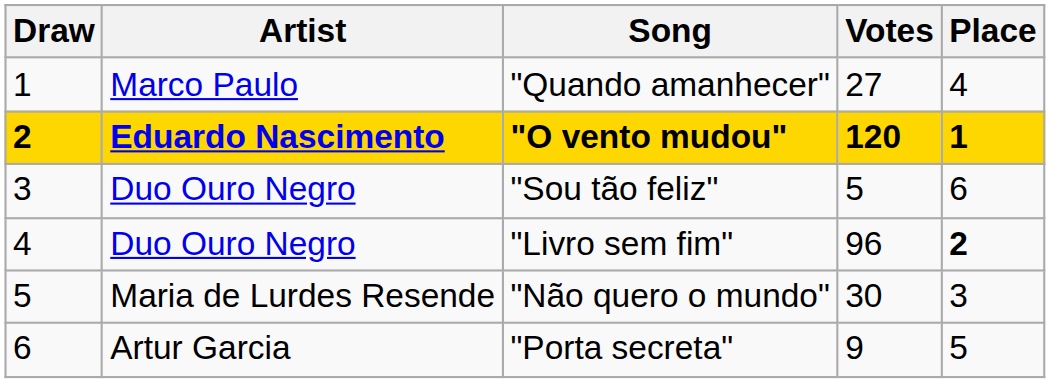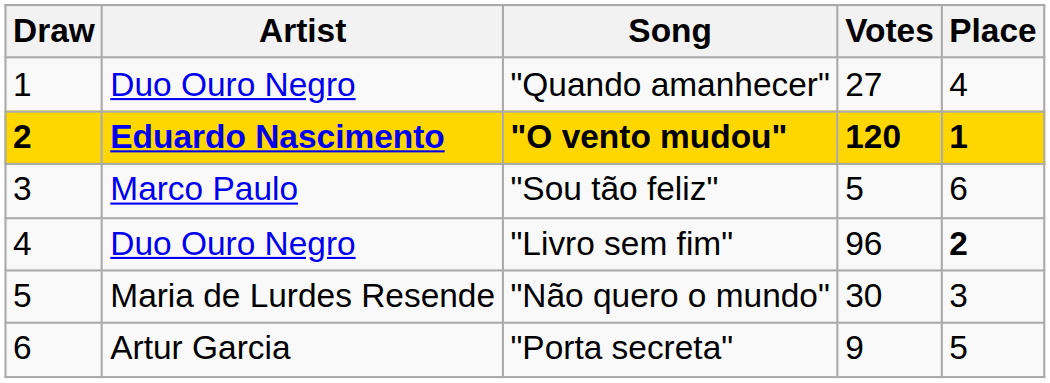(204, 84) Marco Paulo -> (233, 84) Duo Ouro Negro
(233, 190) Duo Ouro Negro -> (204, 190) Marco Paulo
